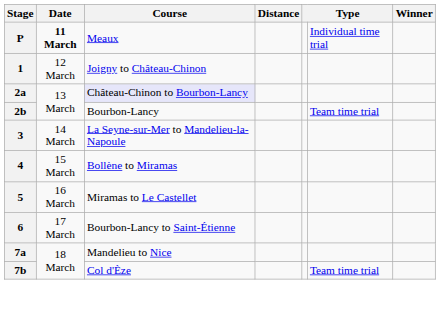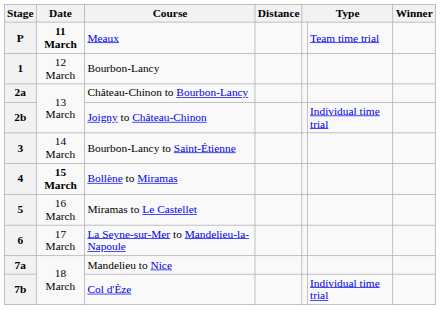(345, 37) Individual time trial -> (345, 37) Team time trial
(147, 68) Joigny to Château-Chinon -> (123, 68) Bourbon-Lancy
(167, 93) lavender background -> (168, 93) no background
(123, 111) Bourbon-Lancy -> (147, 117) Joigny to Château-Chinon
(345, 111) Team time trial -> (345, 117) Individual time trial
(168, 135) La Seyne-sur-Mer to Mandelieu-la-Napoule -> (162, 148) Bourbon-Lancy to Saint-Étienne
(60, 166) normal -> (60, 179) bold
(161, 227) Bourbon-Lancy to Saint-Étienne -> (168, 240) La Seyne-sur-Mer to Mandelieu-la-Napoule
(345, 270) Team time trial -> (345, 289) Individual time trial
